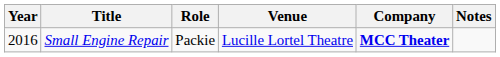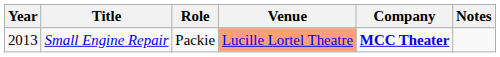(23, 39) 2016 -> (23, 39) 2013
(287, 39) no background -> (287, 39) lightsalmon background
